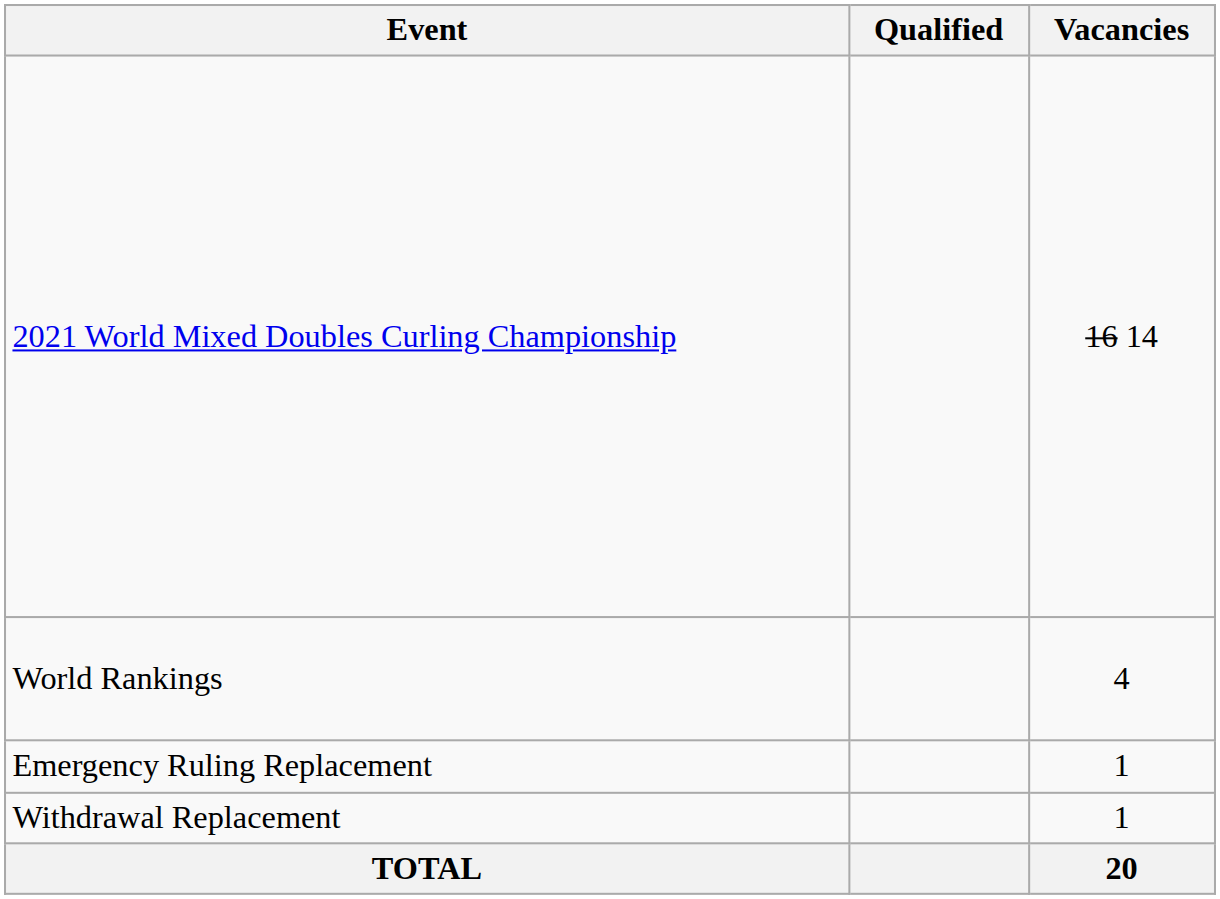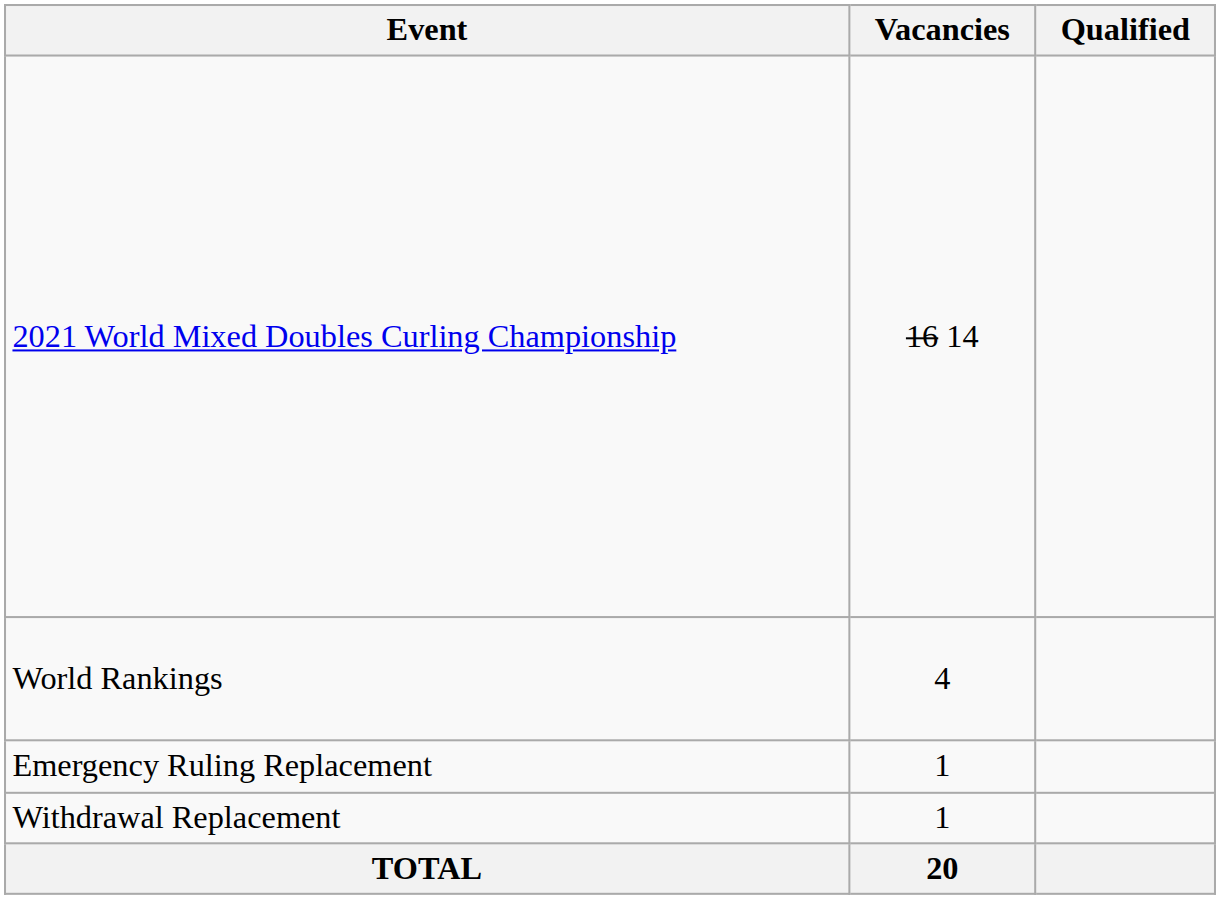columns swapped: (1122, 30) <-> (939, 30)
